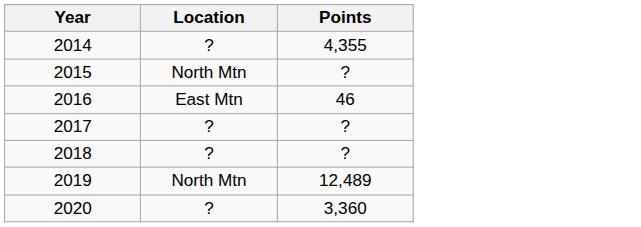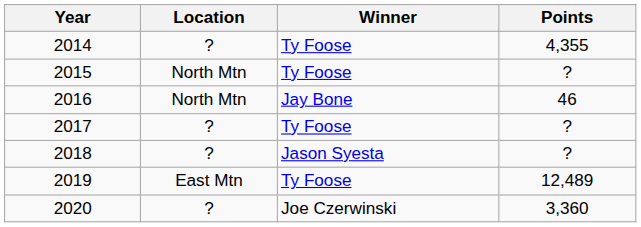+ column: (388, 18)
(209, 99) East Mtn -> (209, 99) North Mtn
(209, 180) North Mtn -> (209, 180) East Mtn
